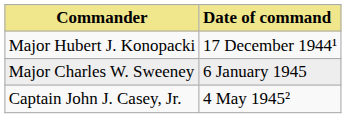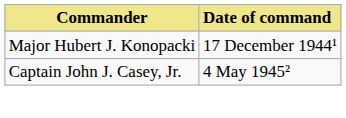- row: (101, 71)
